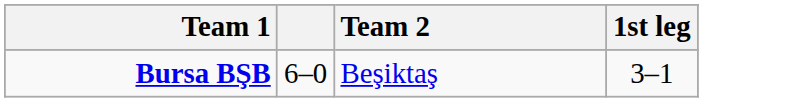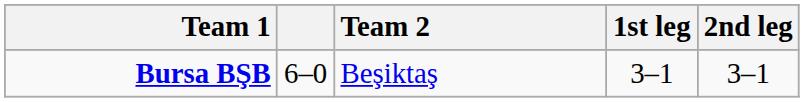+ column: (748, 27)
